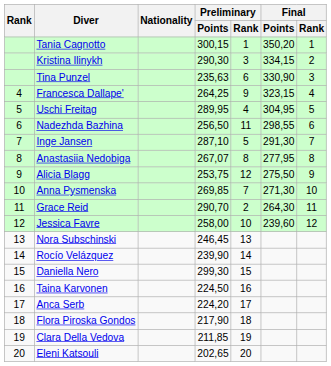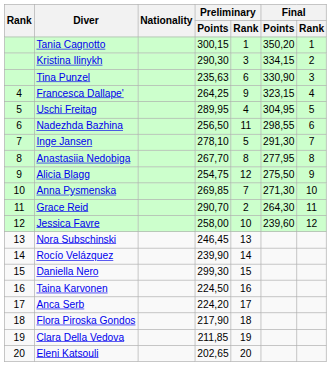(213, 142) 287,10 -> (213, 142) 278,10
(213, 158) 267,07 -> (213, 158) 267,70
(213, 175) 253,75 -> (213, 175) 254,75
